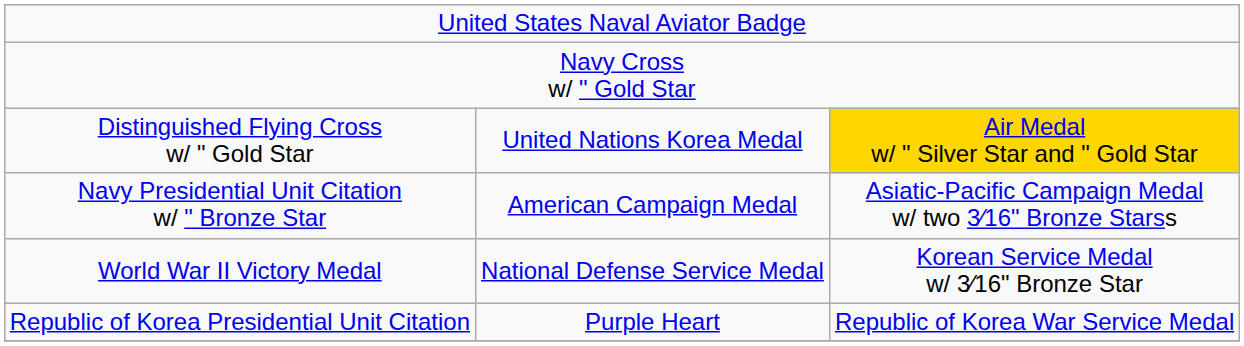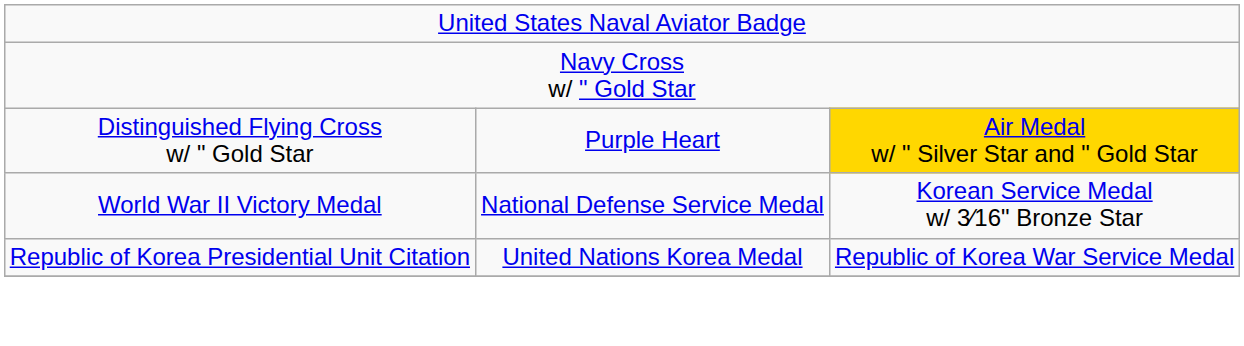(652, 140) United Nations Korea Medal -> (652, 140) Purple Heart
- row: (240, 205)
(652, 321) Purple Heart -> (652, 256) United Nations Korea Medal
